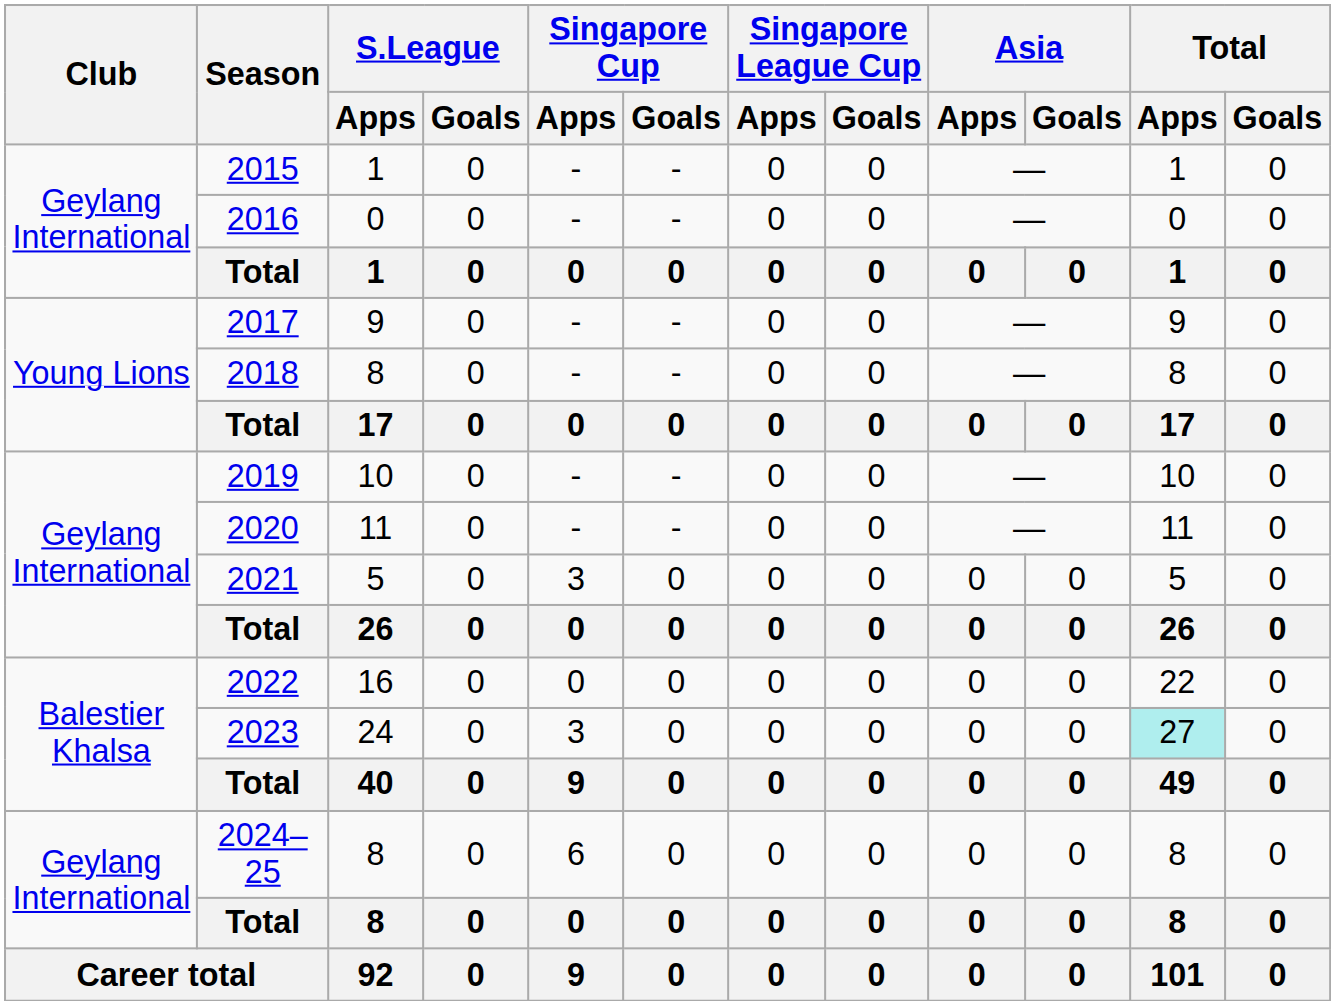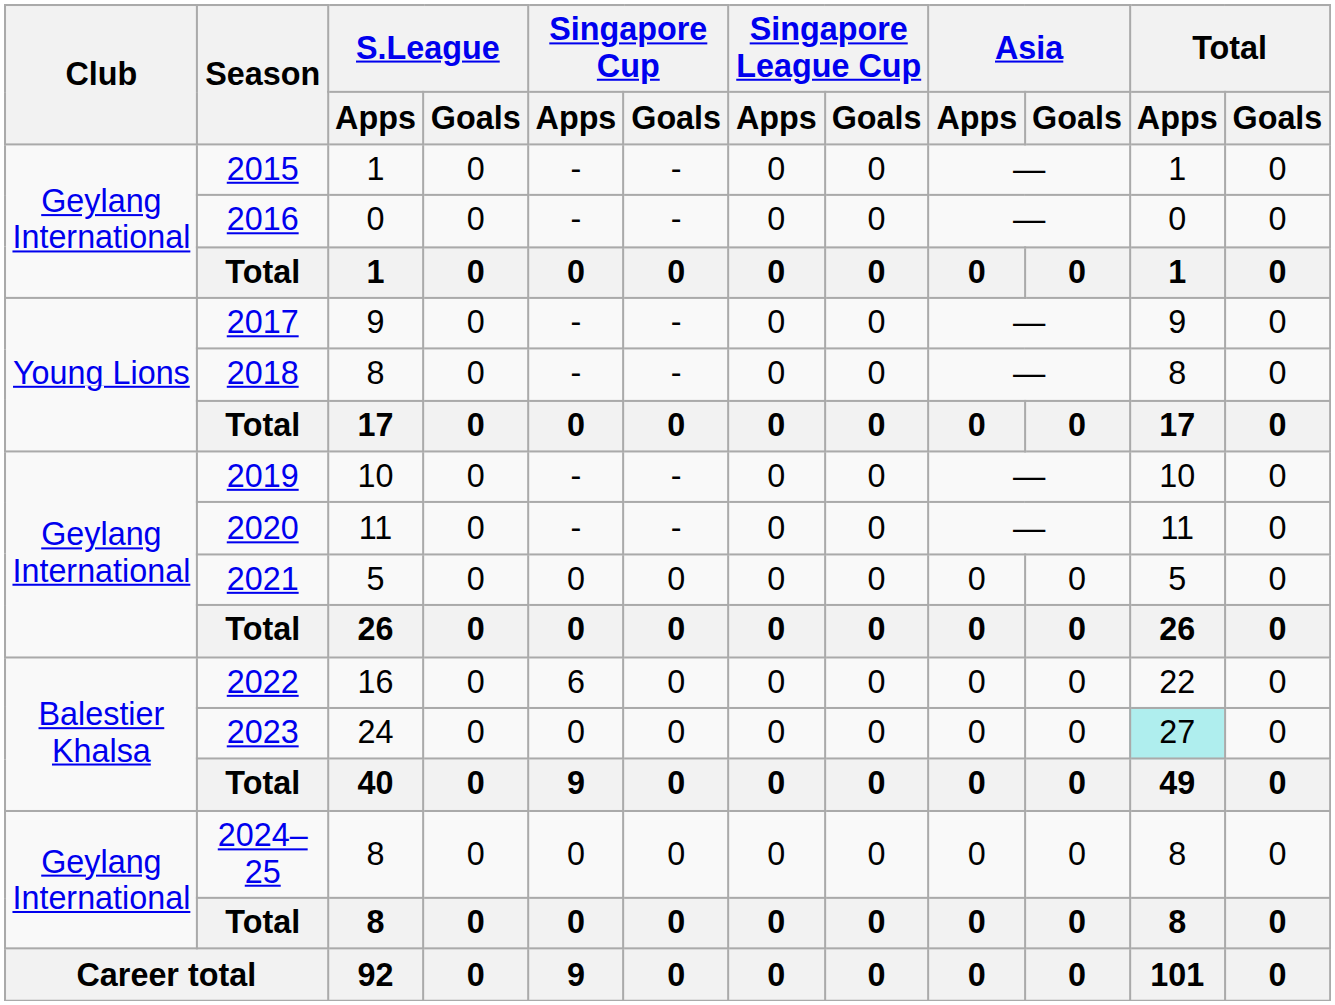(576, 579) 3 -> (576, 579) 0
(576, 681) 0 -> (576, 681) 6
(576, 732) 3 -> (576, 732) 0
(576, 853) 6 -> (576, 853) 0
